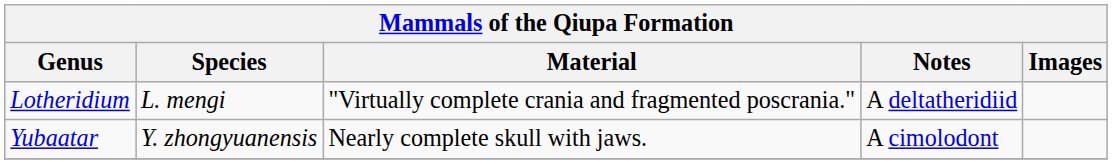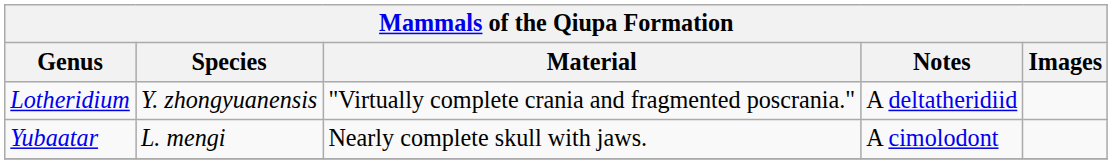(183, 100) L. mengi -> (229, 100) Y. zhongyuanensis
(229, 138) Y. zhongyuanensis -> (183, 138) L. mengi
